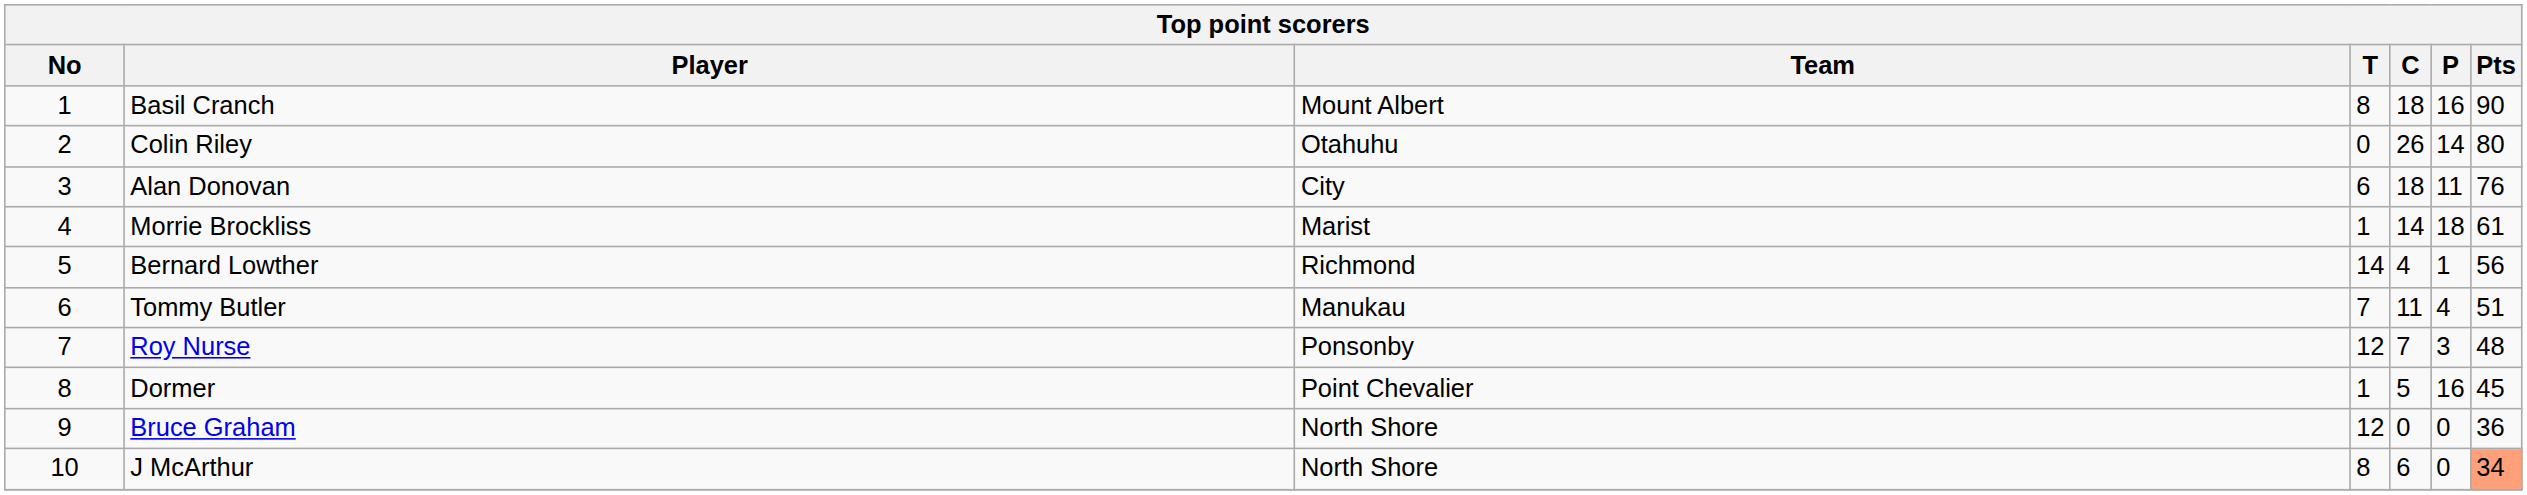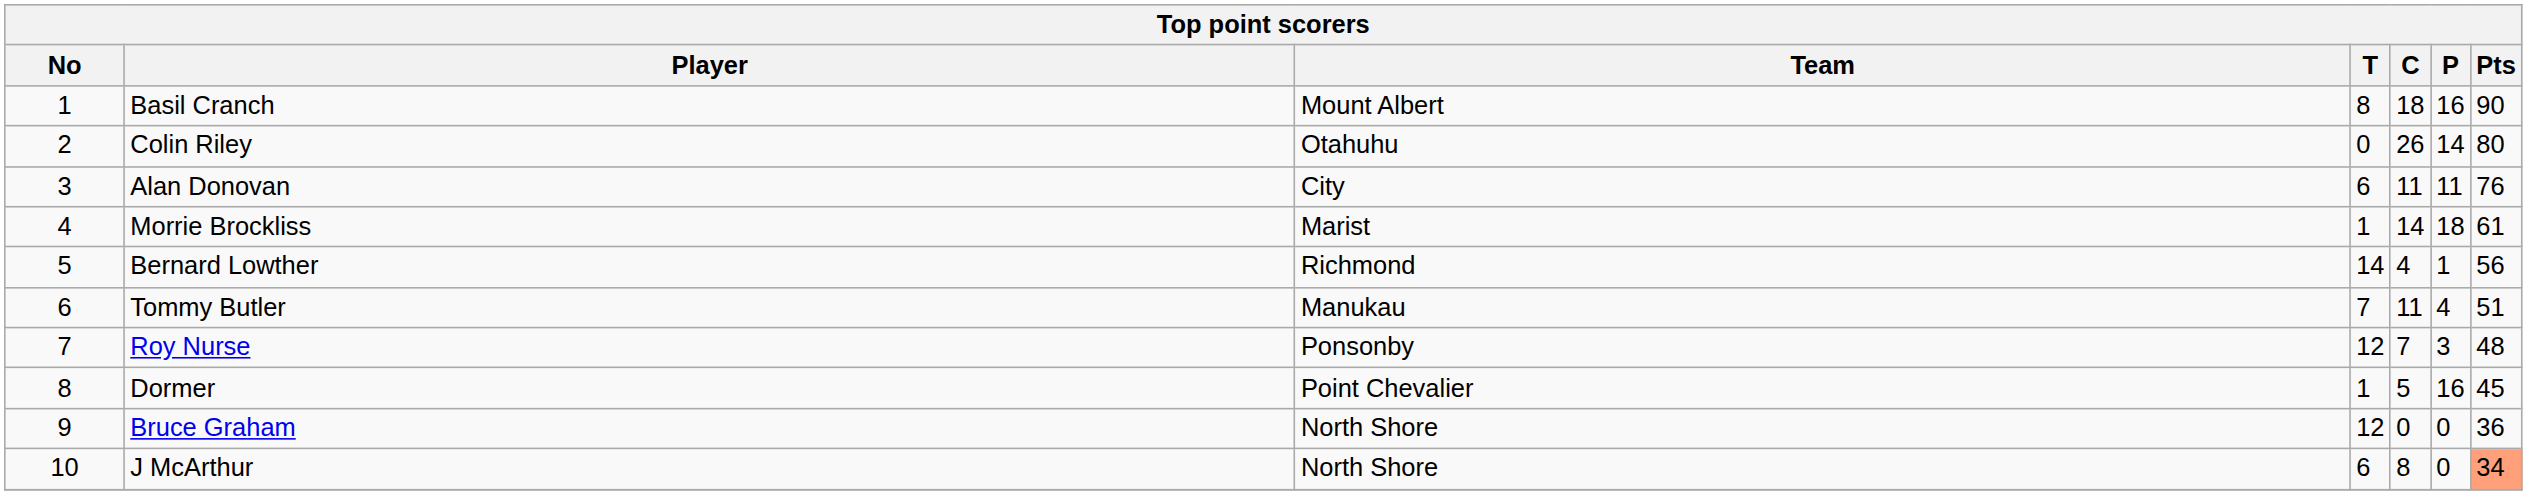(2410, 186) 18 -> (2409, 186) 11
(2363, 468) 8 -> (2363, 468) 6
(2403, 468) 6 -> (2403, 468) 8
